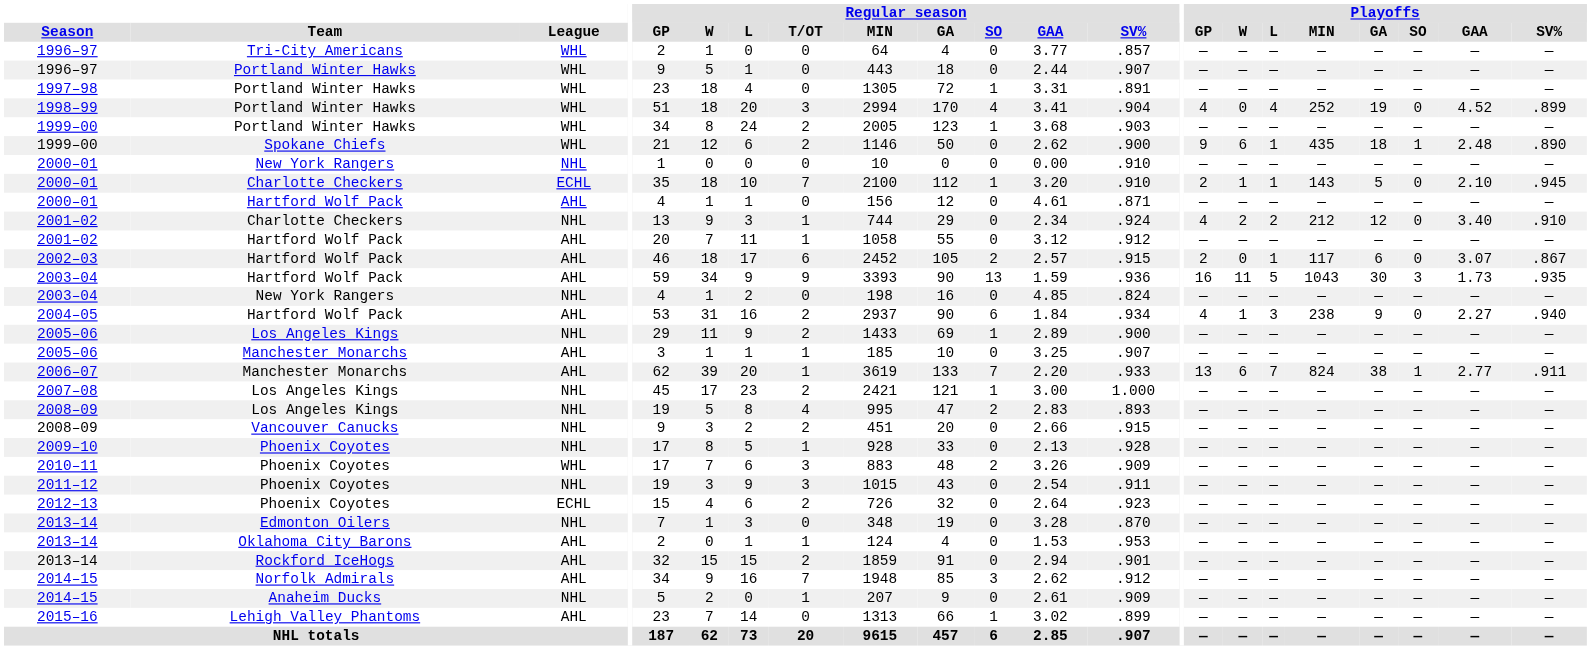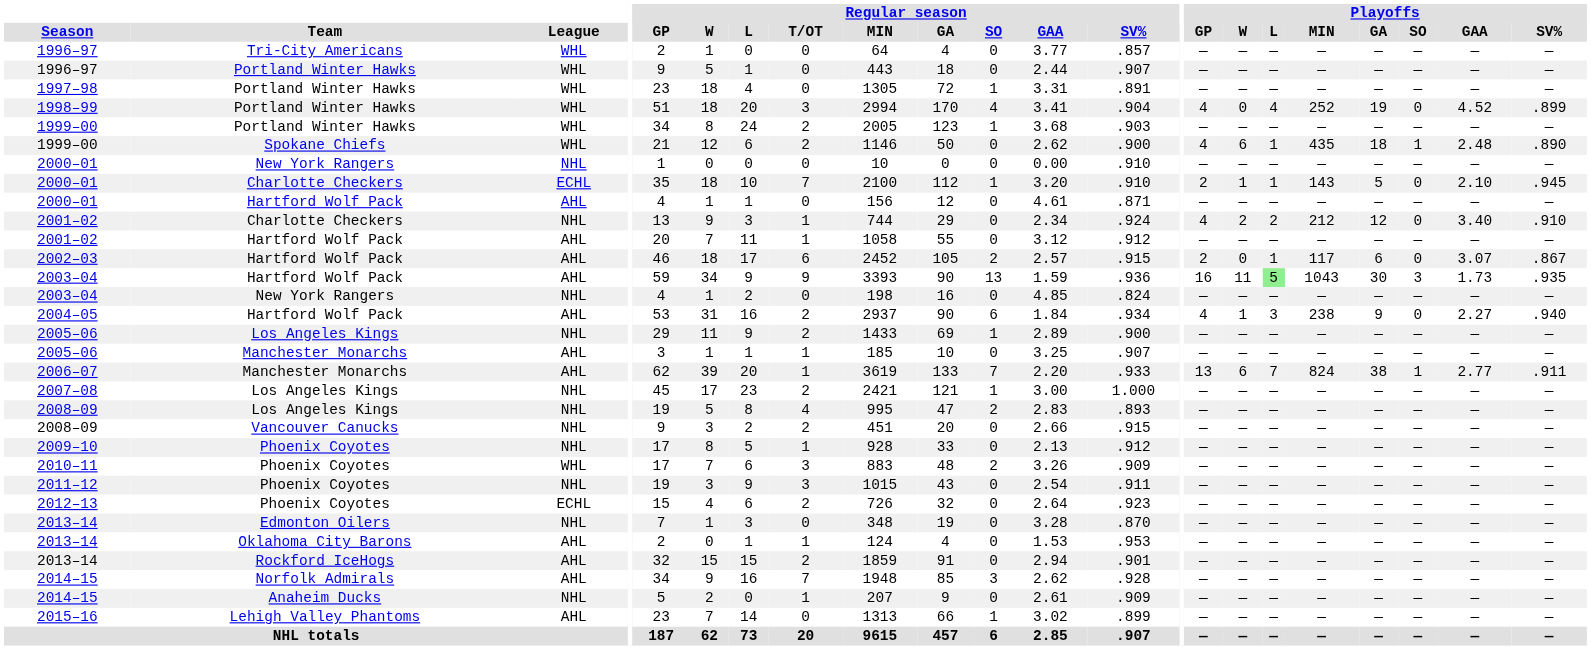(1203, 146) 9 -> (1203, 146) 4
(1274, 278) no background -> (1274, 278) lightgreen background
(1133, 447) .928 -> (1133, 447) .912
(1133, 580) .912 -> (1133, 580) .928
